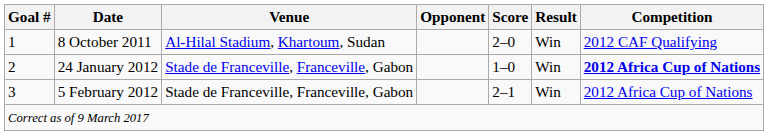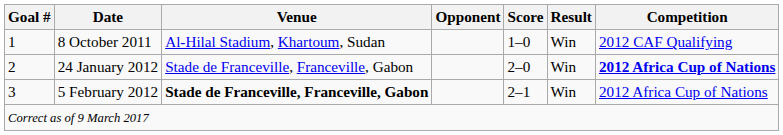(504, 42) 2–0 -> (519, 42) 1–0
(504, 67) 1–0 -> (519, 67) 2–0
(289, 92) normal -> (297, 92) bold
